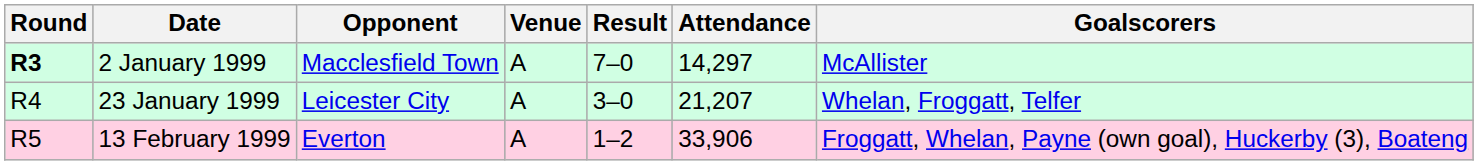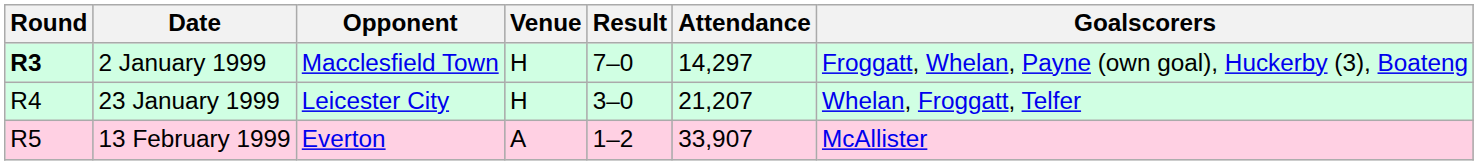(518, 62) A -> (519, 62) H
(875, 62) McAllister -> (1145, 62) Froggatt, Whelan, Payne (own goal), Huckerby (3), Boateng
(518, 100) A -> (519, 100) H
(716, 139) 33,906 -> (716, 139) 33,907
(1145, 139) Froggatt, Whelan, Payne (own goal), Huckerby (3), Boateng -> (875, 139) McAllister
